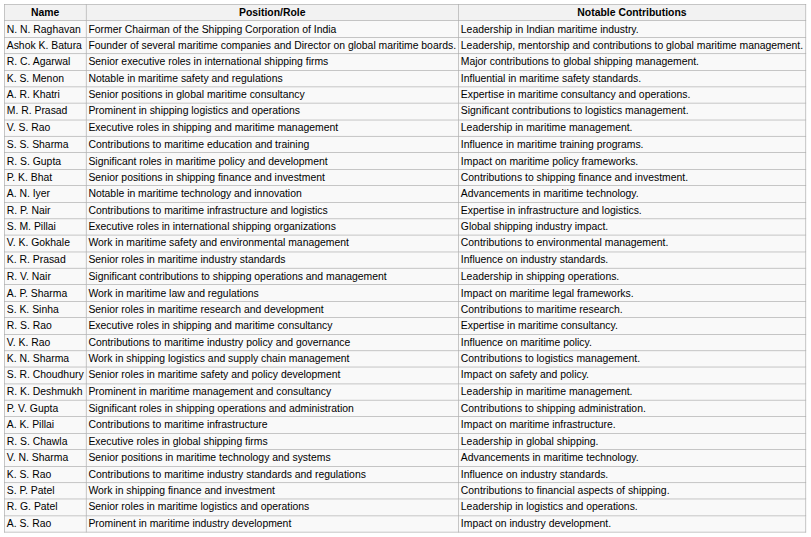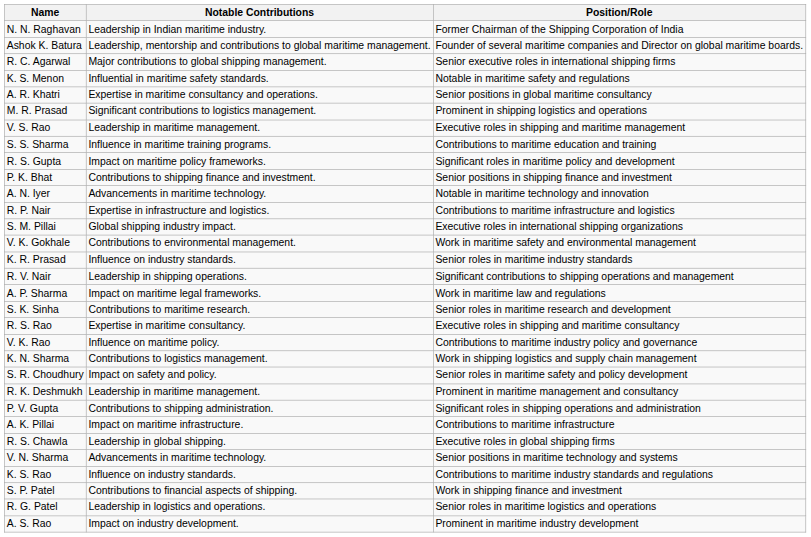columns swapped: (272, 12) <-> (632, 12)
